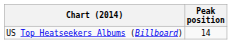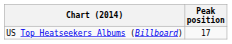(206, 33) 14 -> (206, 33) 17
